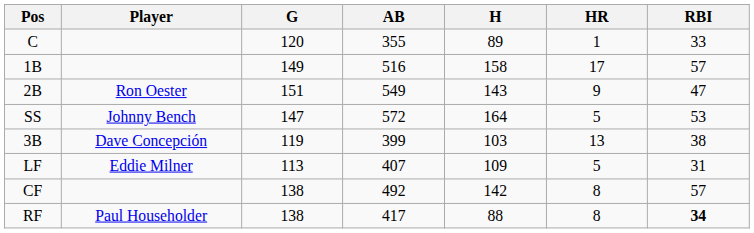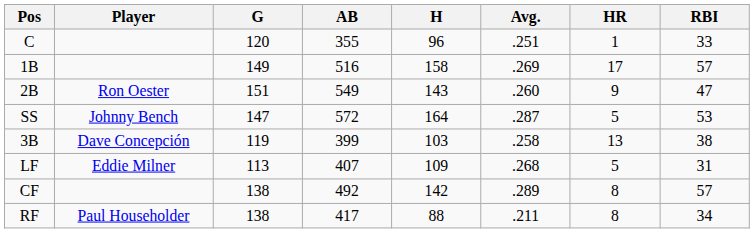+ column: (526, 16)
(495, 41) 89 -> (436, 41) 96
(698, 215) bold -> (704, 215) normal
